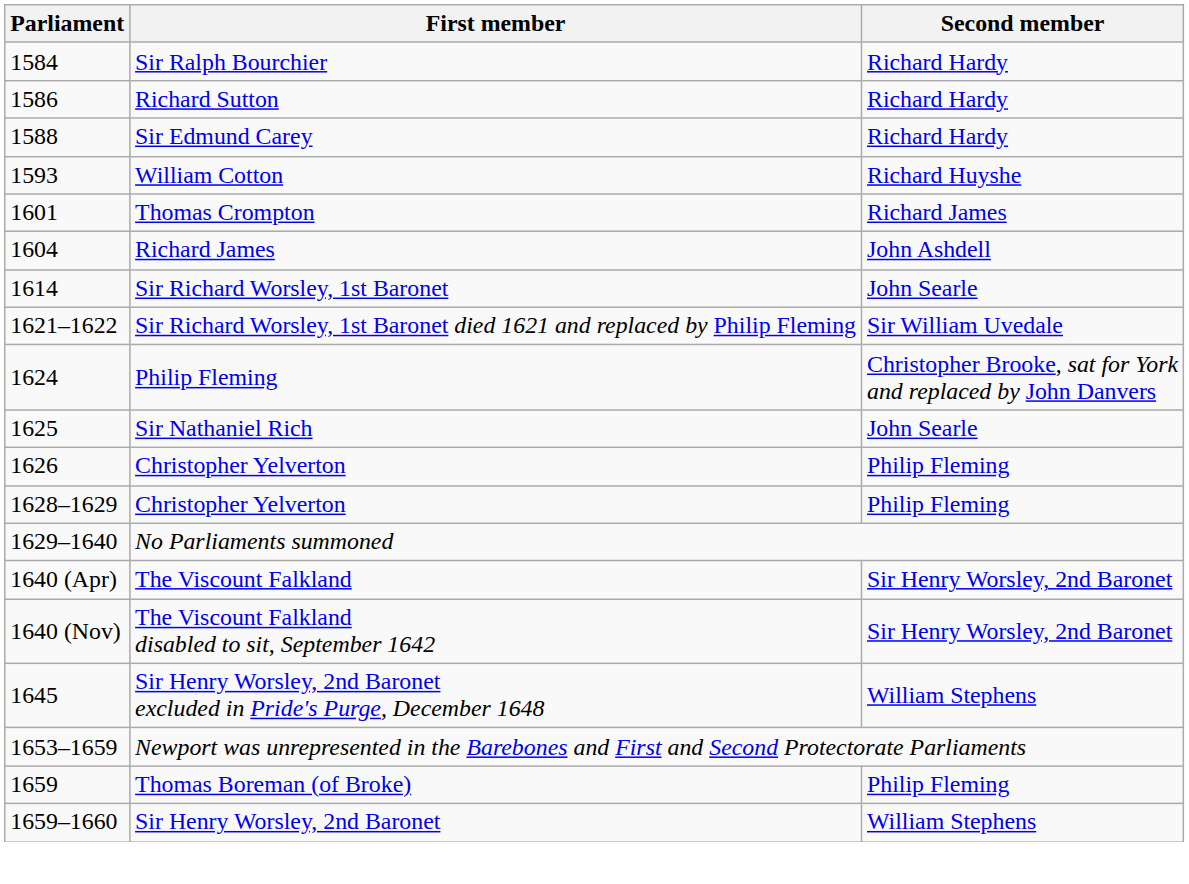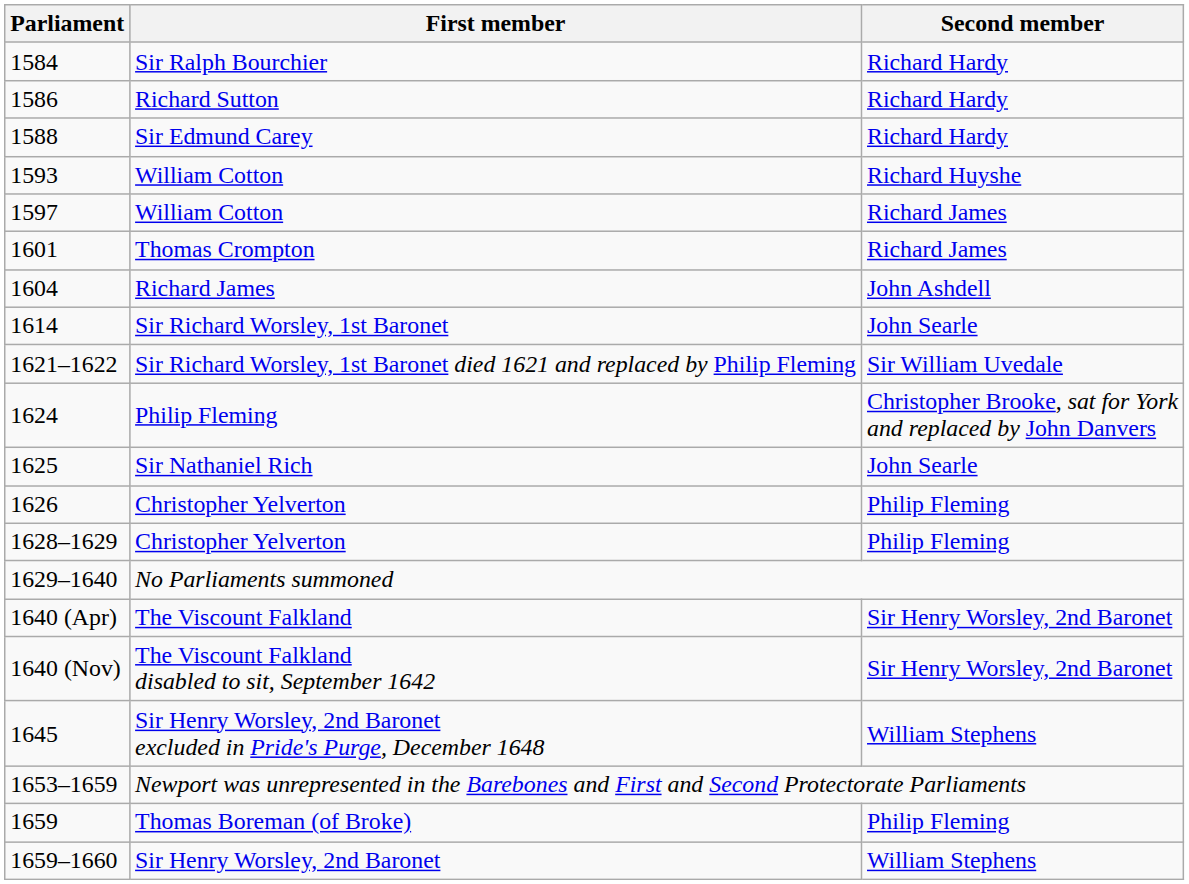+ row: (34, 212)
